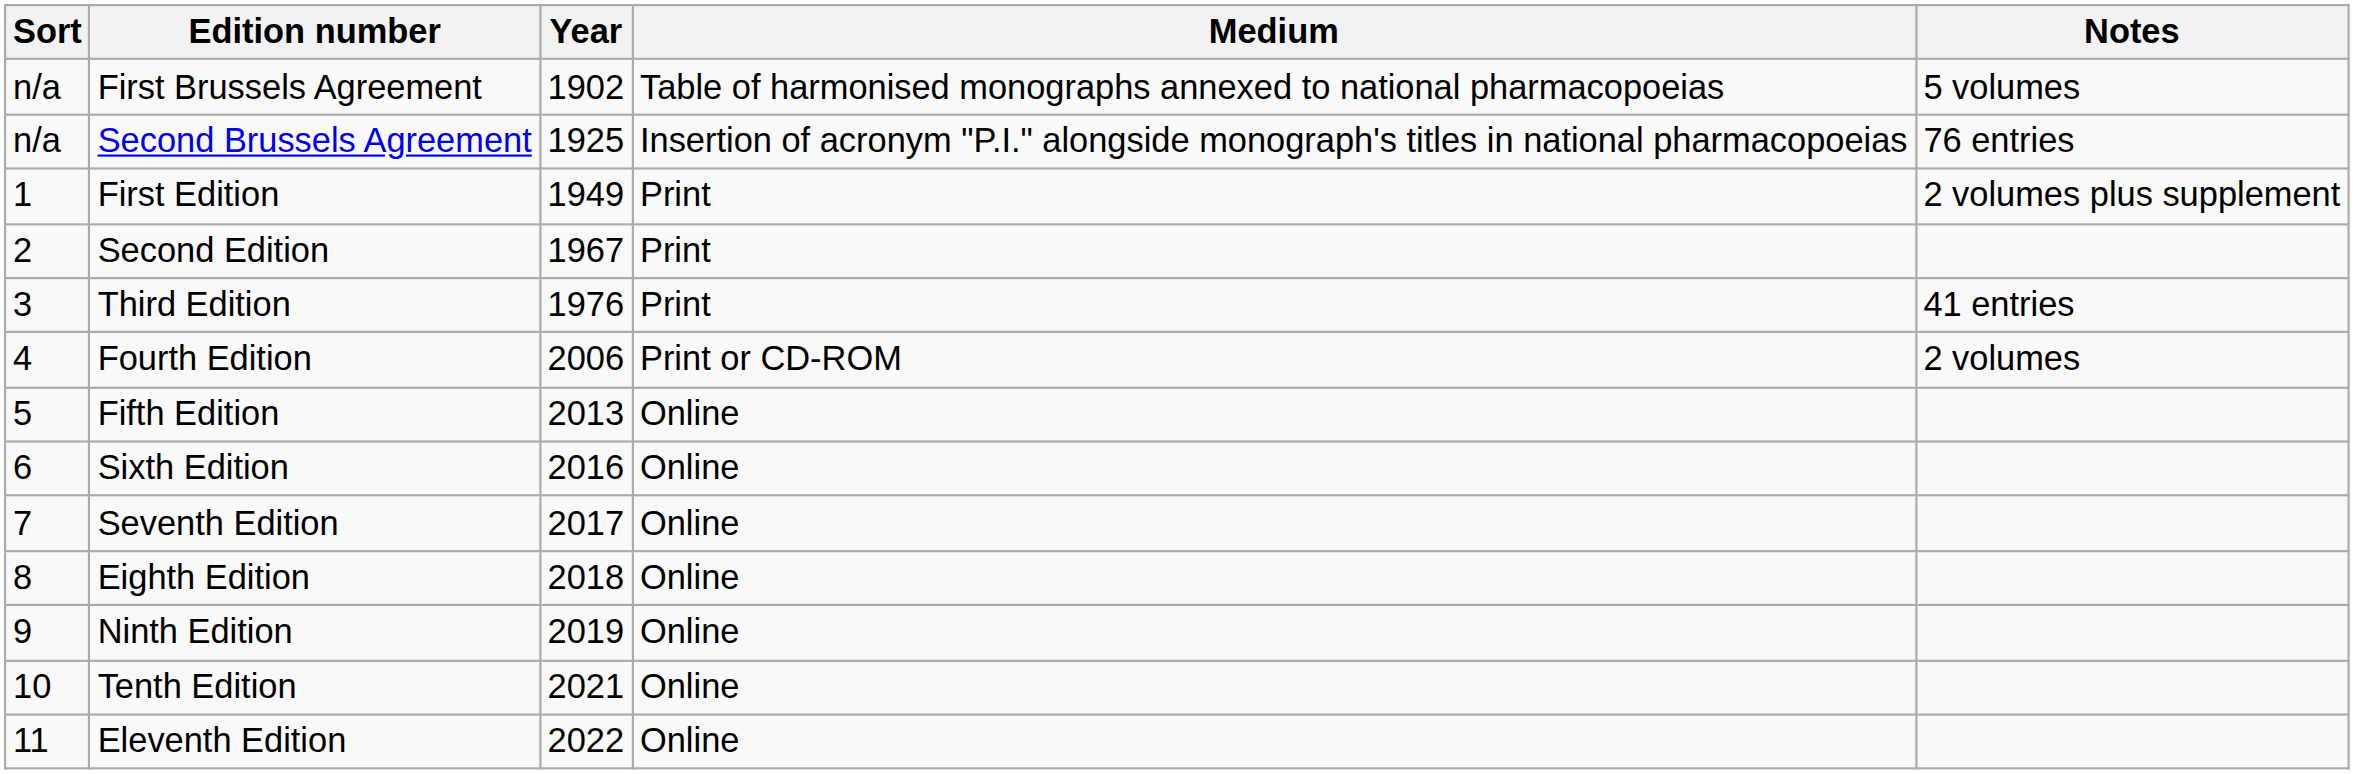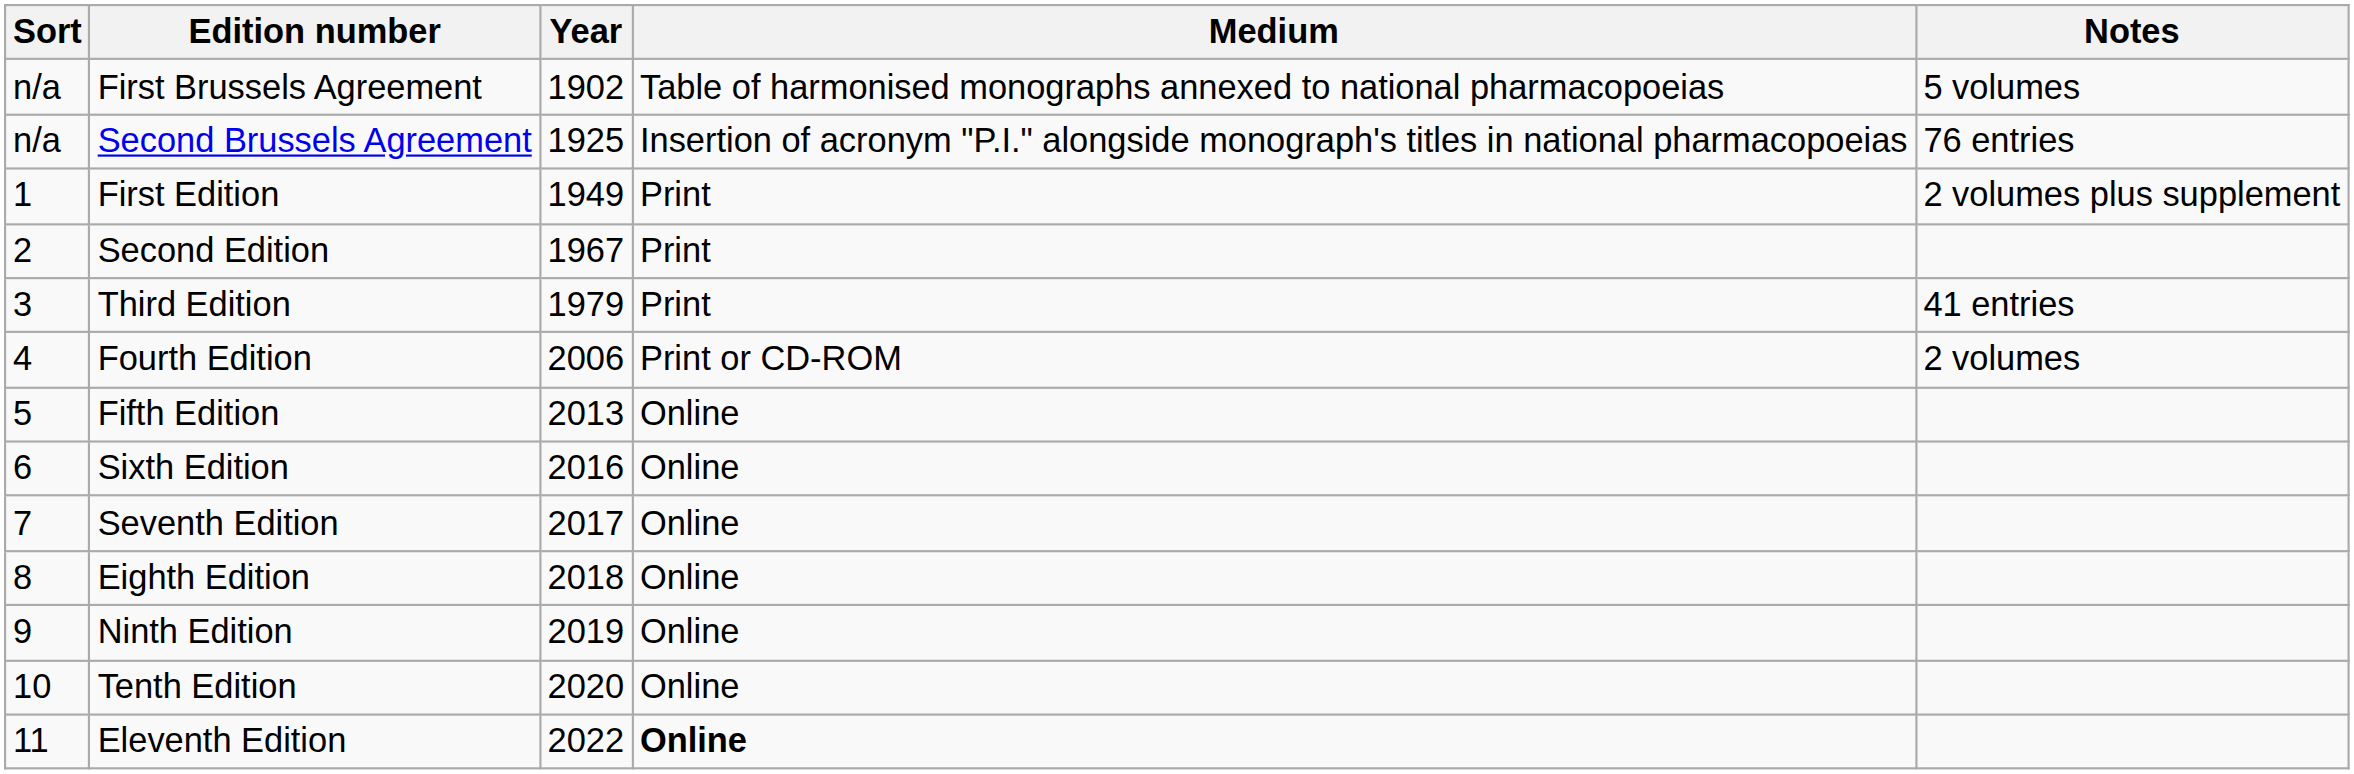(586, 304) 1976 -> (586, 304) 1979
(586, 686) 2021 -> (586, 686) 2020
(690, 741) normal -> (693, 741) bold
